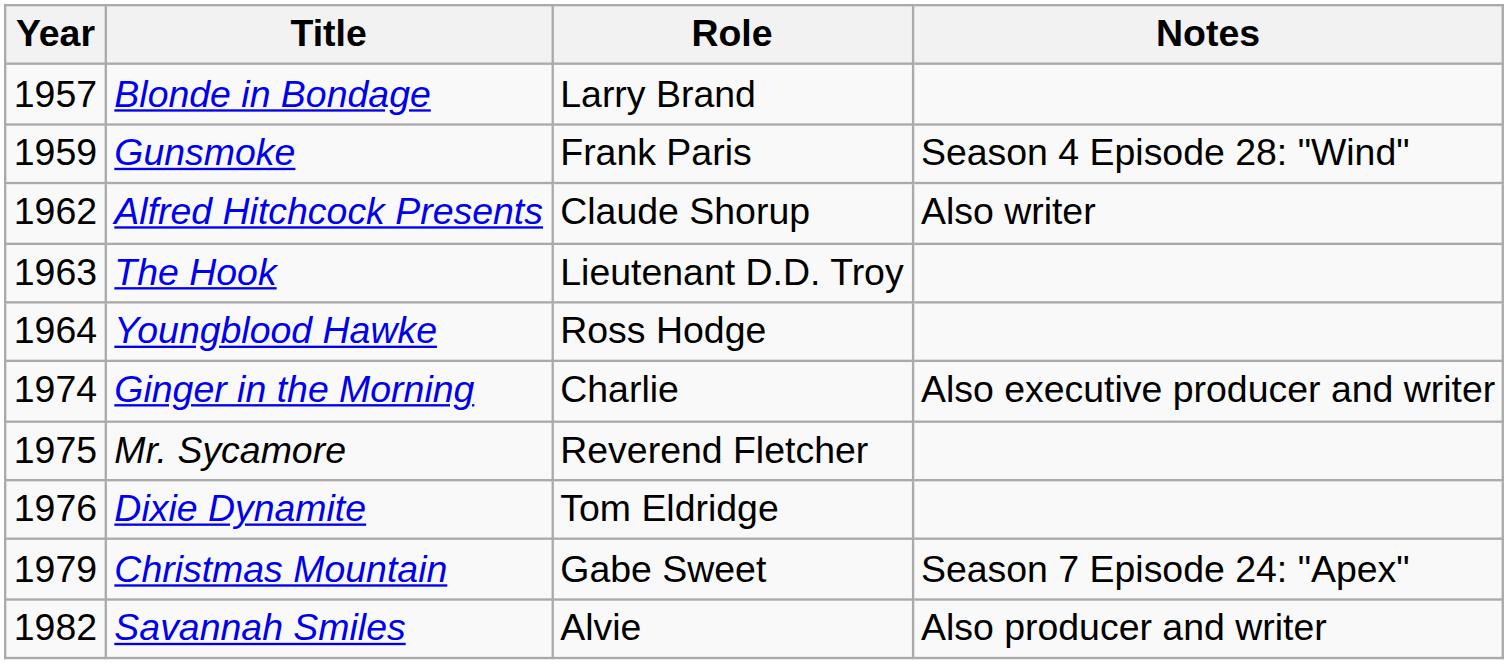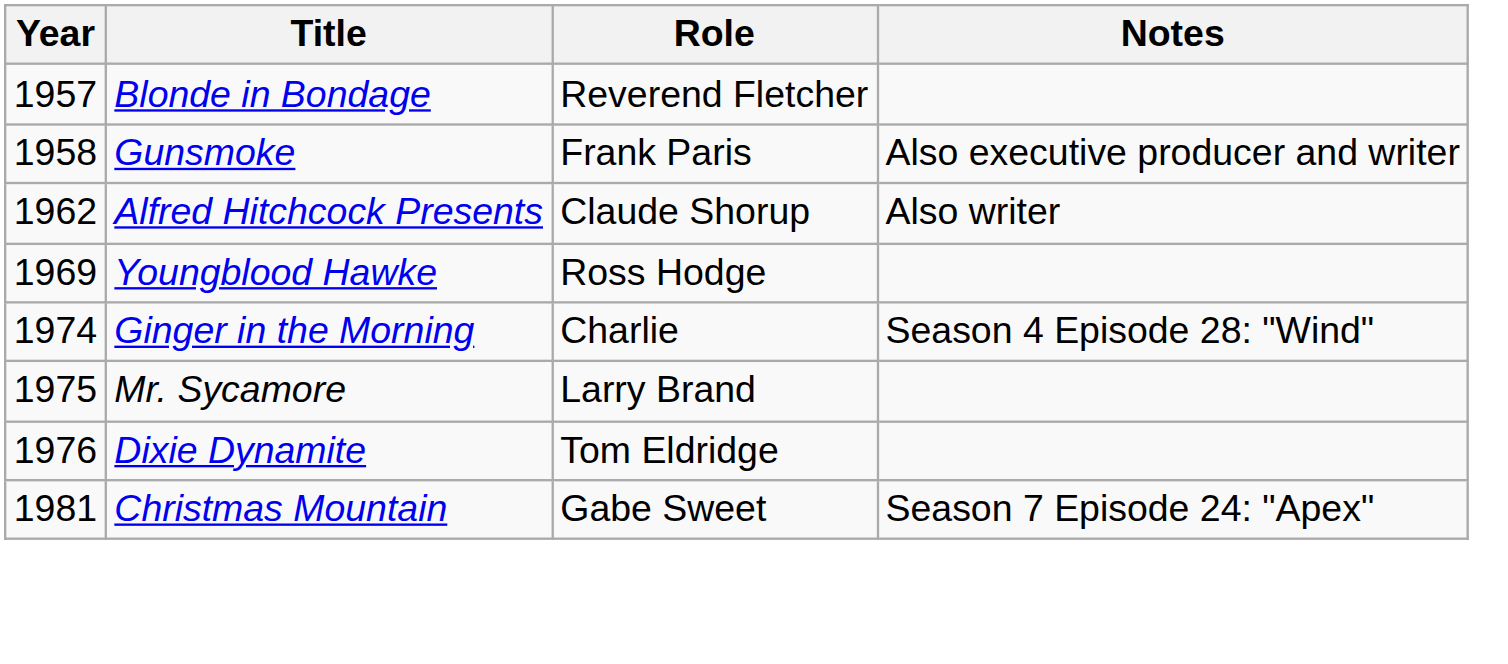(658, 93) Larry Brand -> (714, 93) Reverend Fletcher
(55, 152) 1959 -> (55, 152) 1958
(1165, 152) Season 4 Episode 28: "Wind" -> (1173, 152) Also executive producer and writer
- row: (196, 271)
(55, 331) 1964 -> (55, 271) 1969
(1208, 390) Also executive producer and writer -> (1130, 331) Season 4 Episode 28: "Wind"
(714, 449) Reverend Fletcher -> (658, 390) Larry Brand
(55, 568) 1979 -> (55, 509) 1981
- row: (260, 627)
